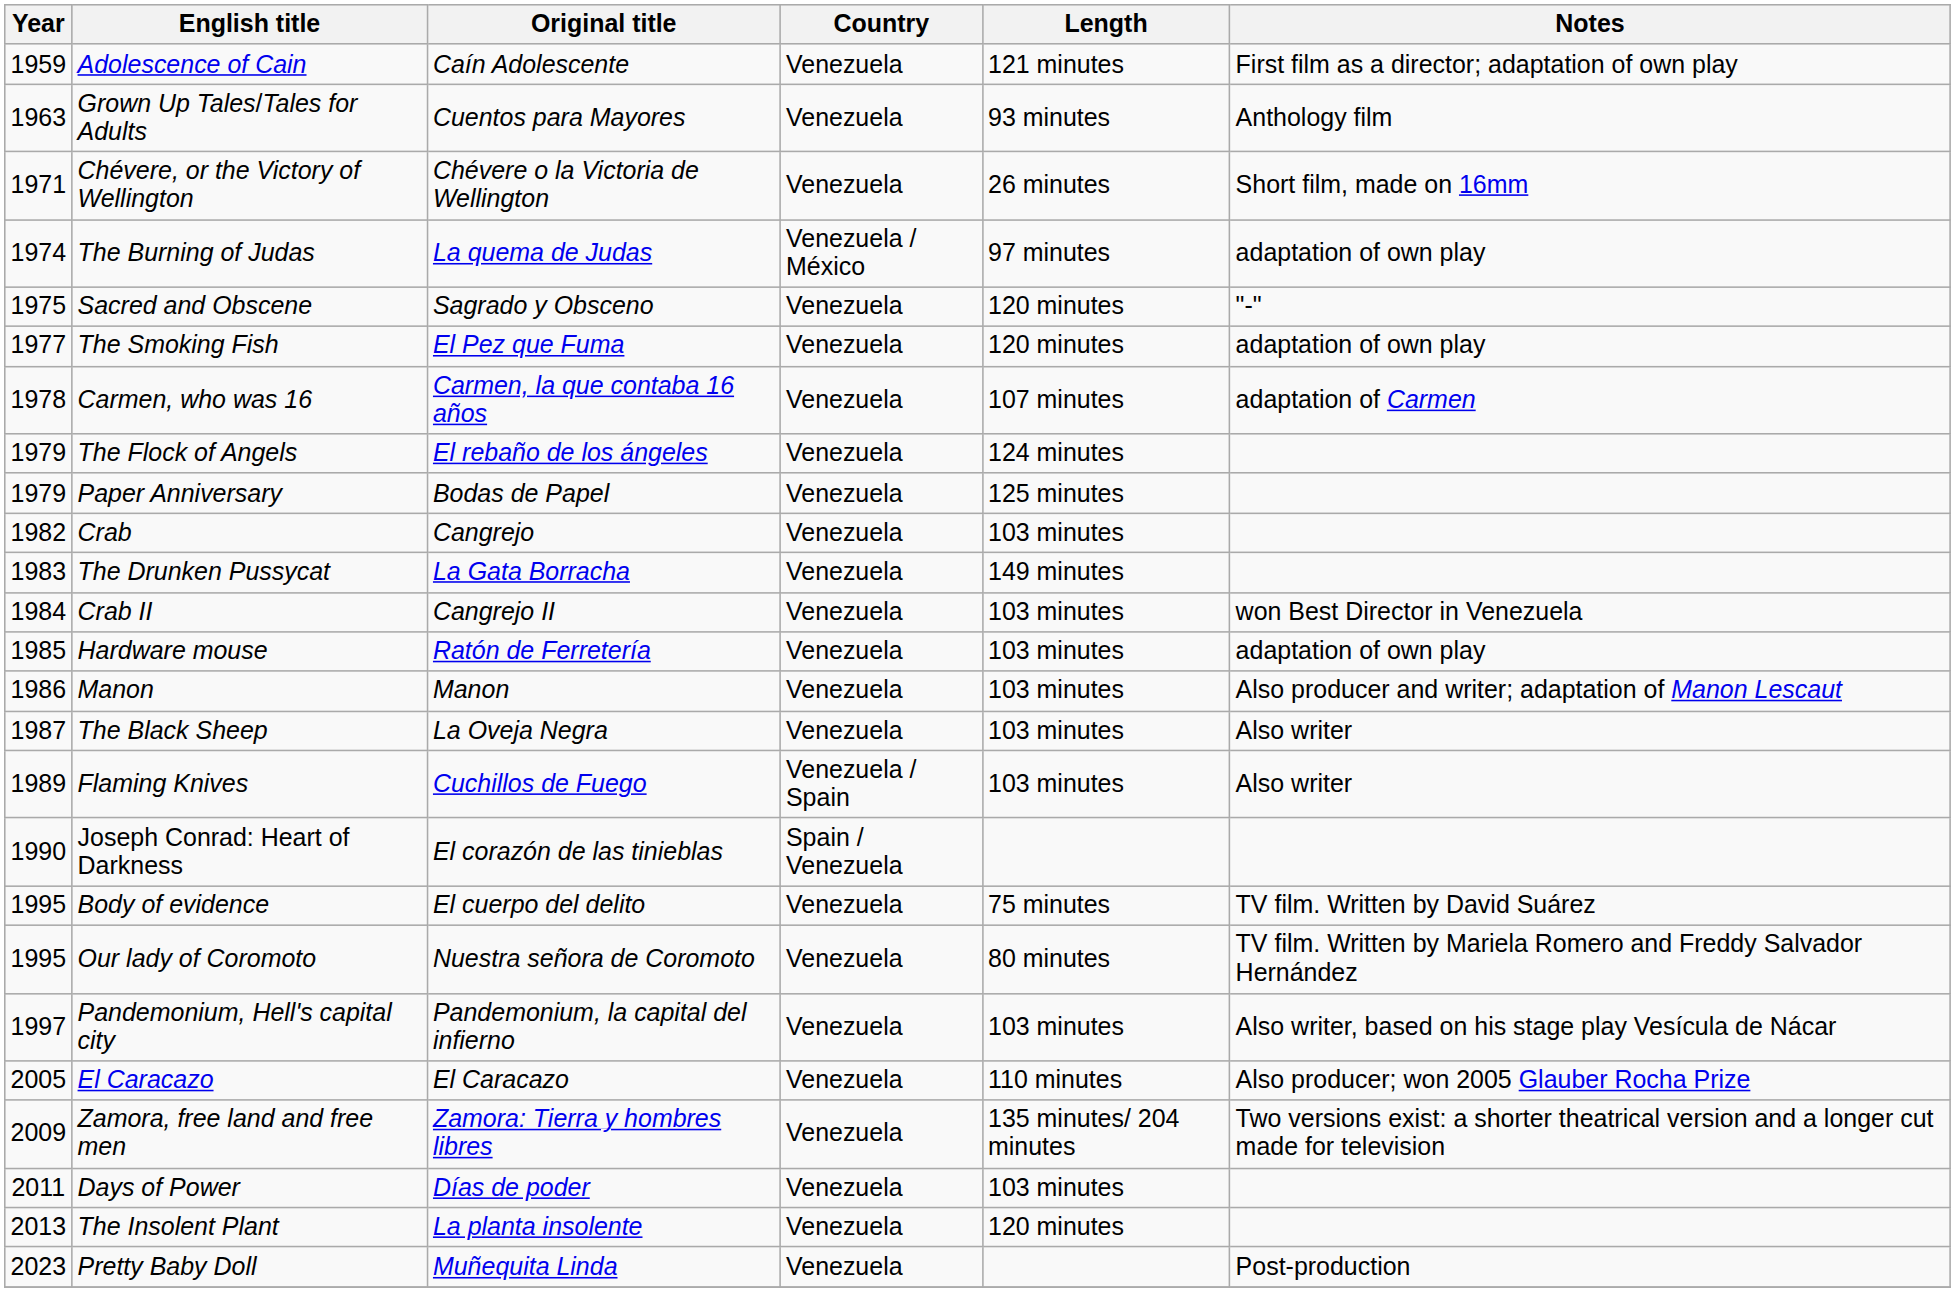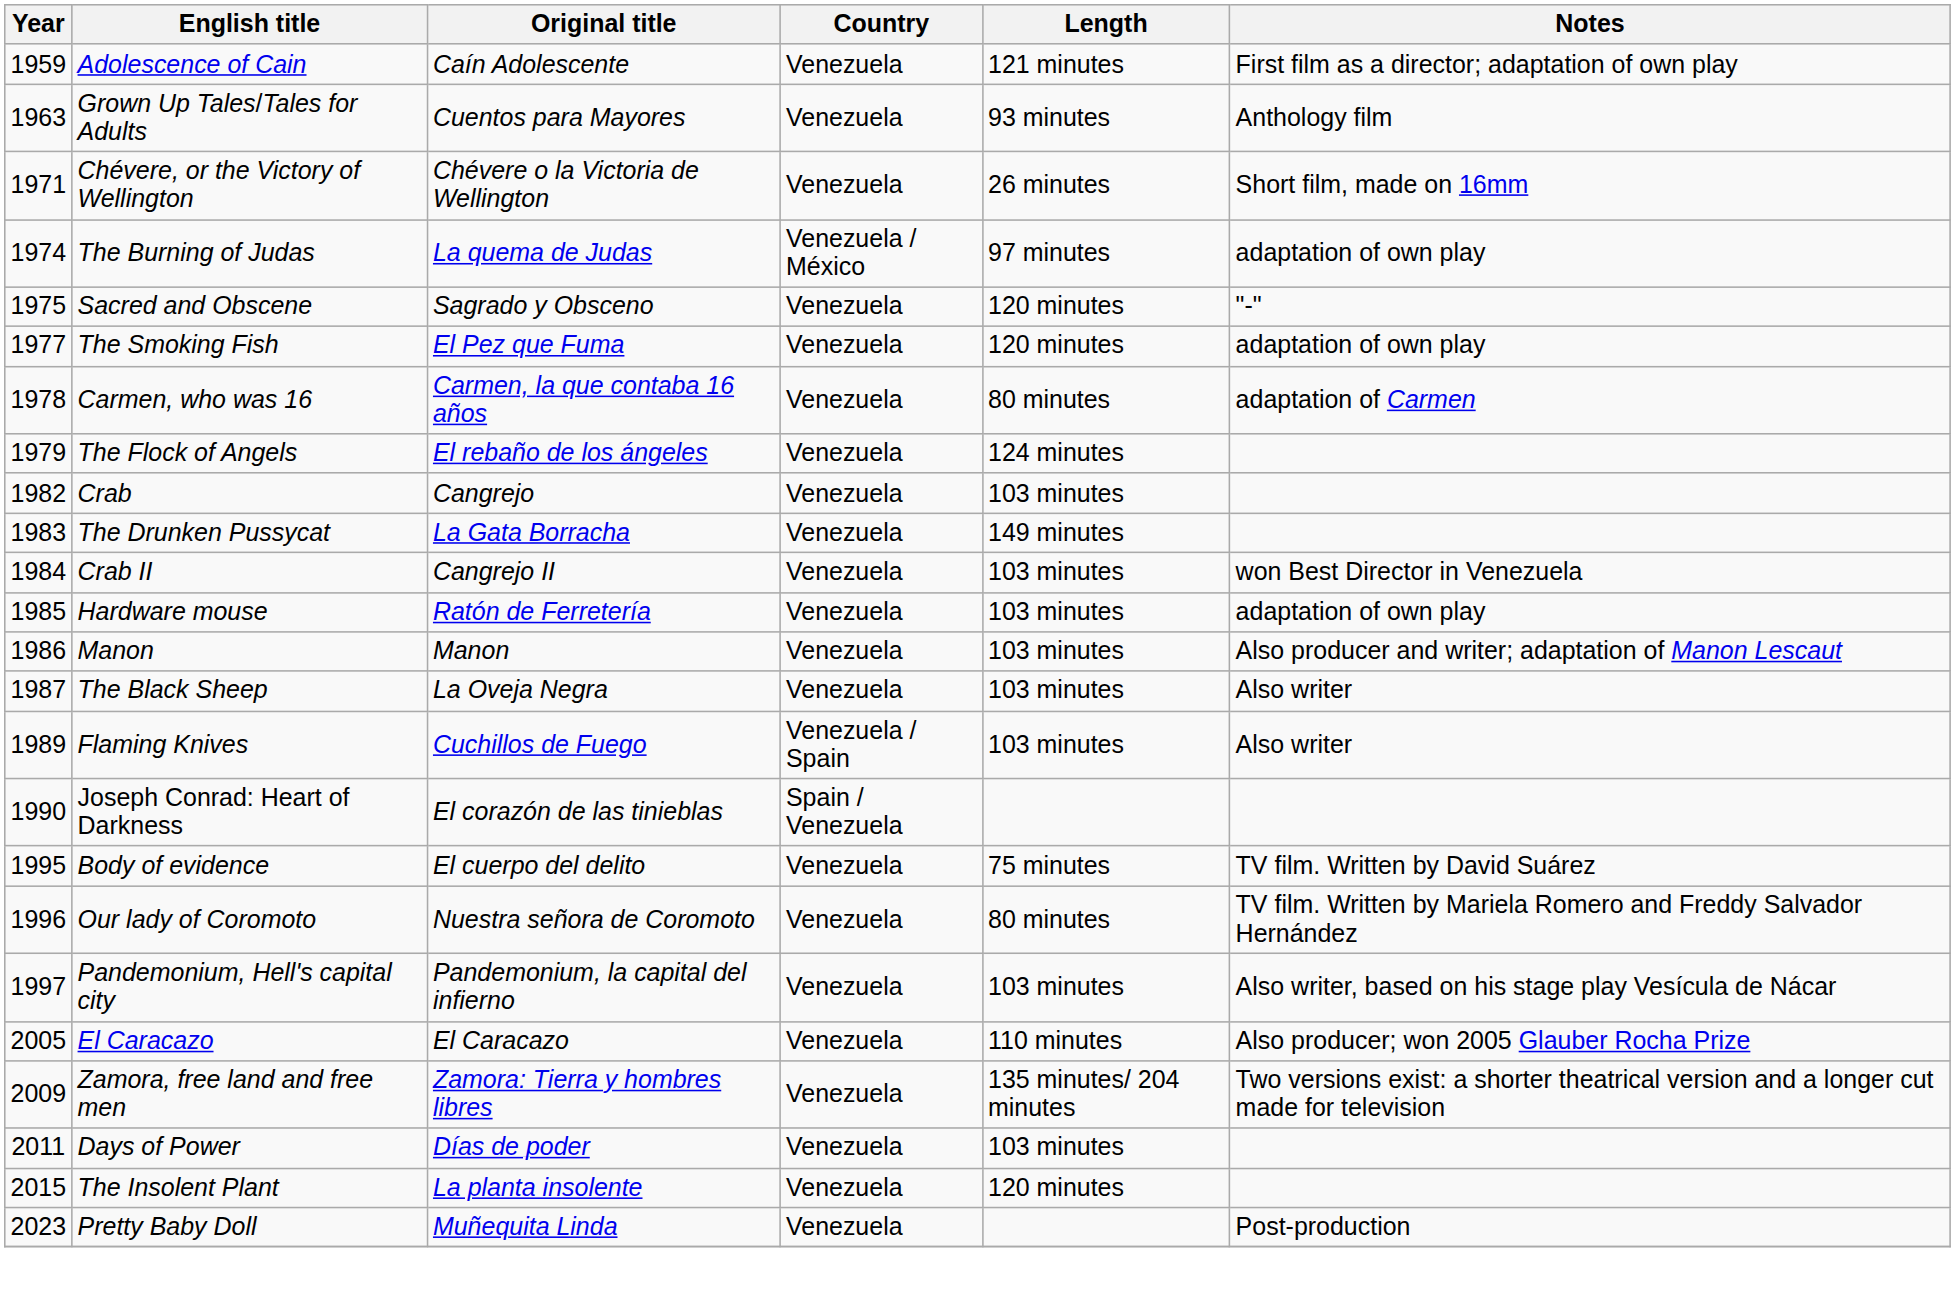(1056, 399) 107 minutes -> (1049, 399) 80 minutes
- row: (180, 492)
(38, 958) 1995 -> (38, 919) 1996
(38, 1227) 2013 -> (38, 1187) 2015
